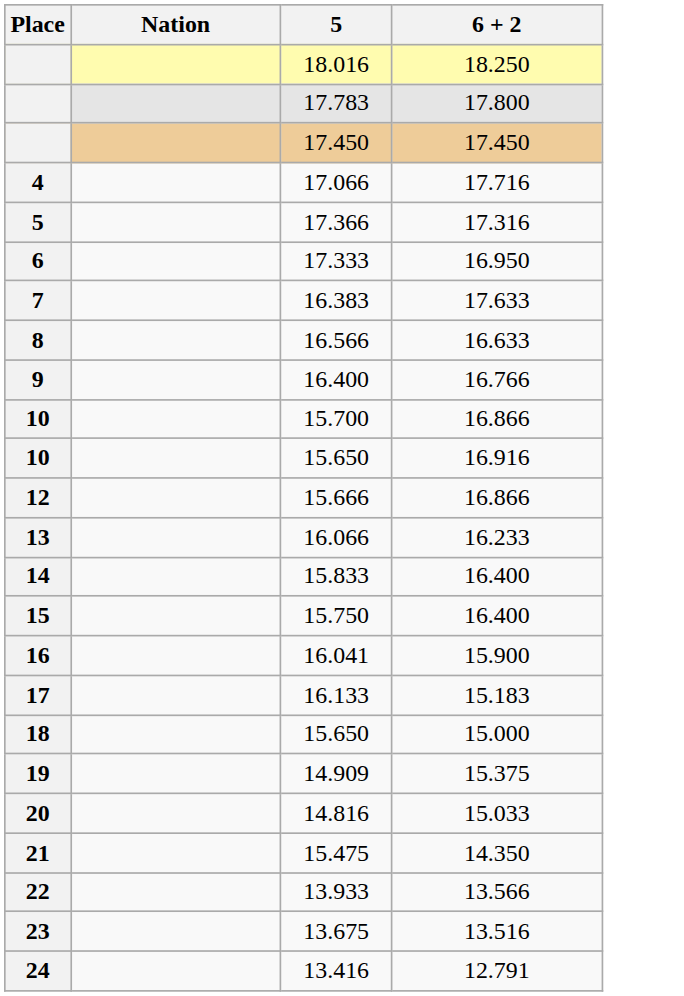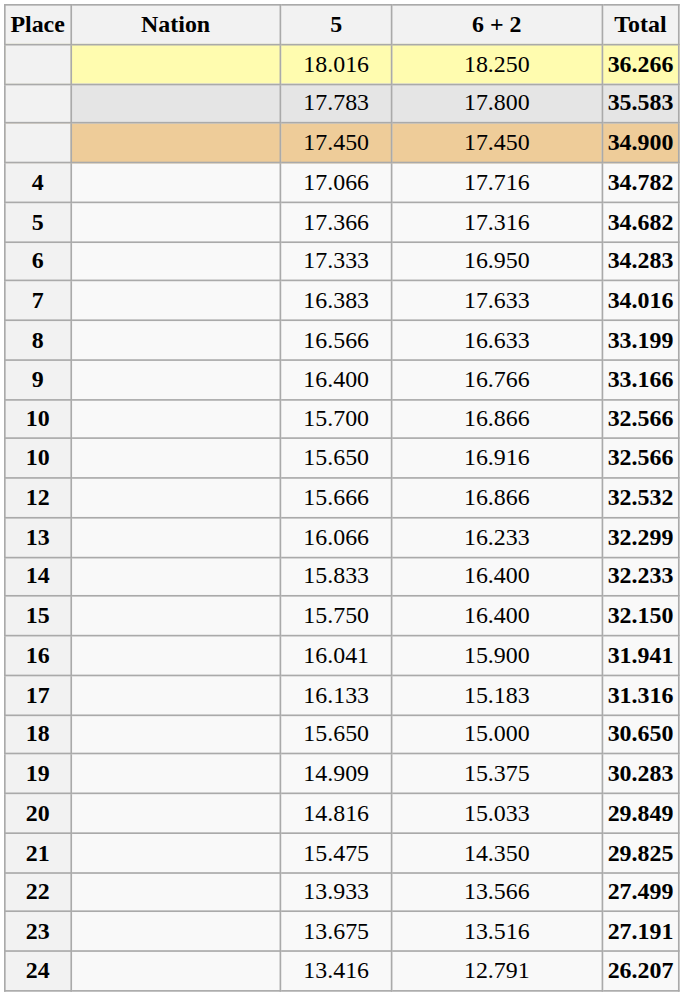+ column: (640, 24)
